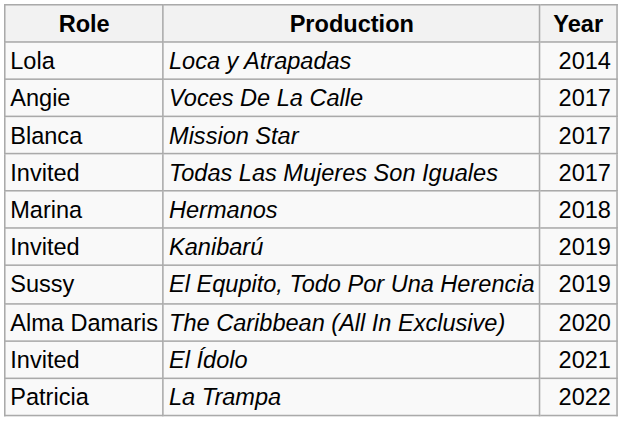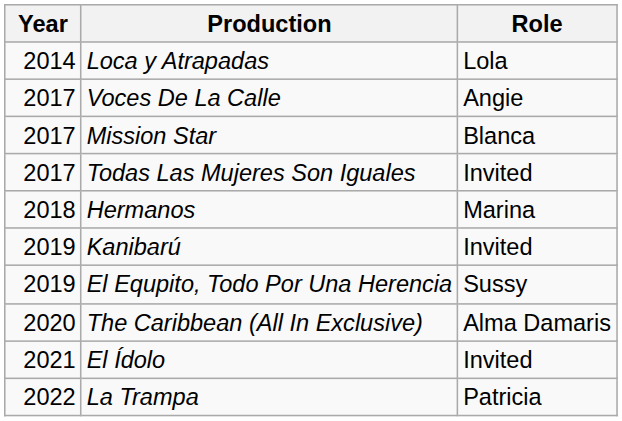columns swapped: (578, 24) <-> (84, 24)
